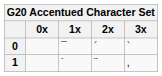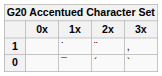rows swapped: (15, 46) <-> (15, 63)
